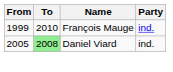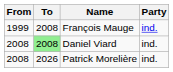(47, 28) 2010 -> (47, 28) 2008
(18, 43) 2005 -> (18, 43) 2008
+ row: (100, 59)
